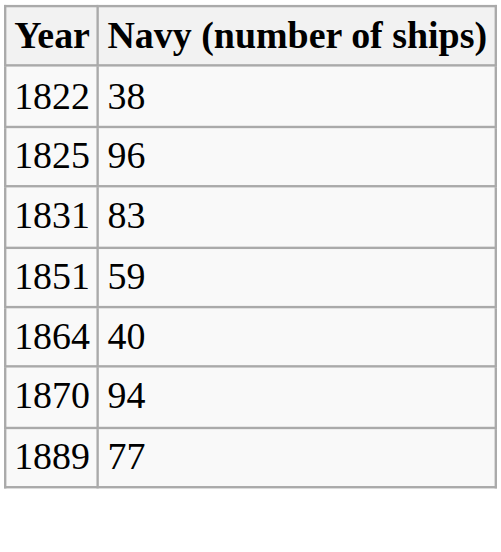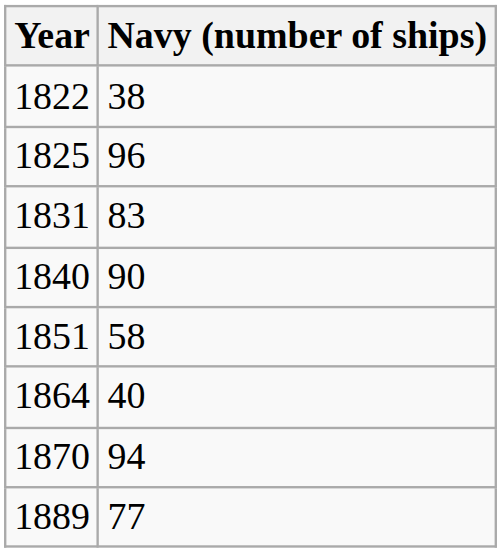+ row: (52, 276)
(126, 276) 59 -> (126, 336) 58
